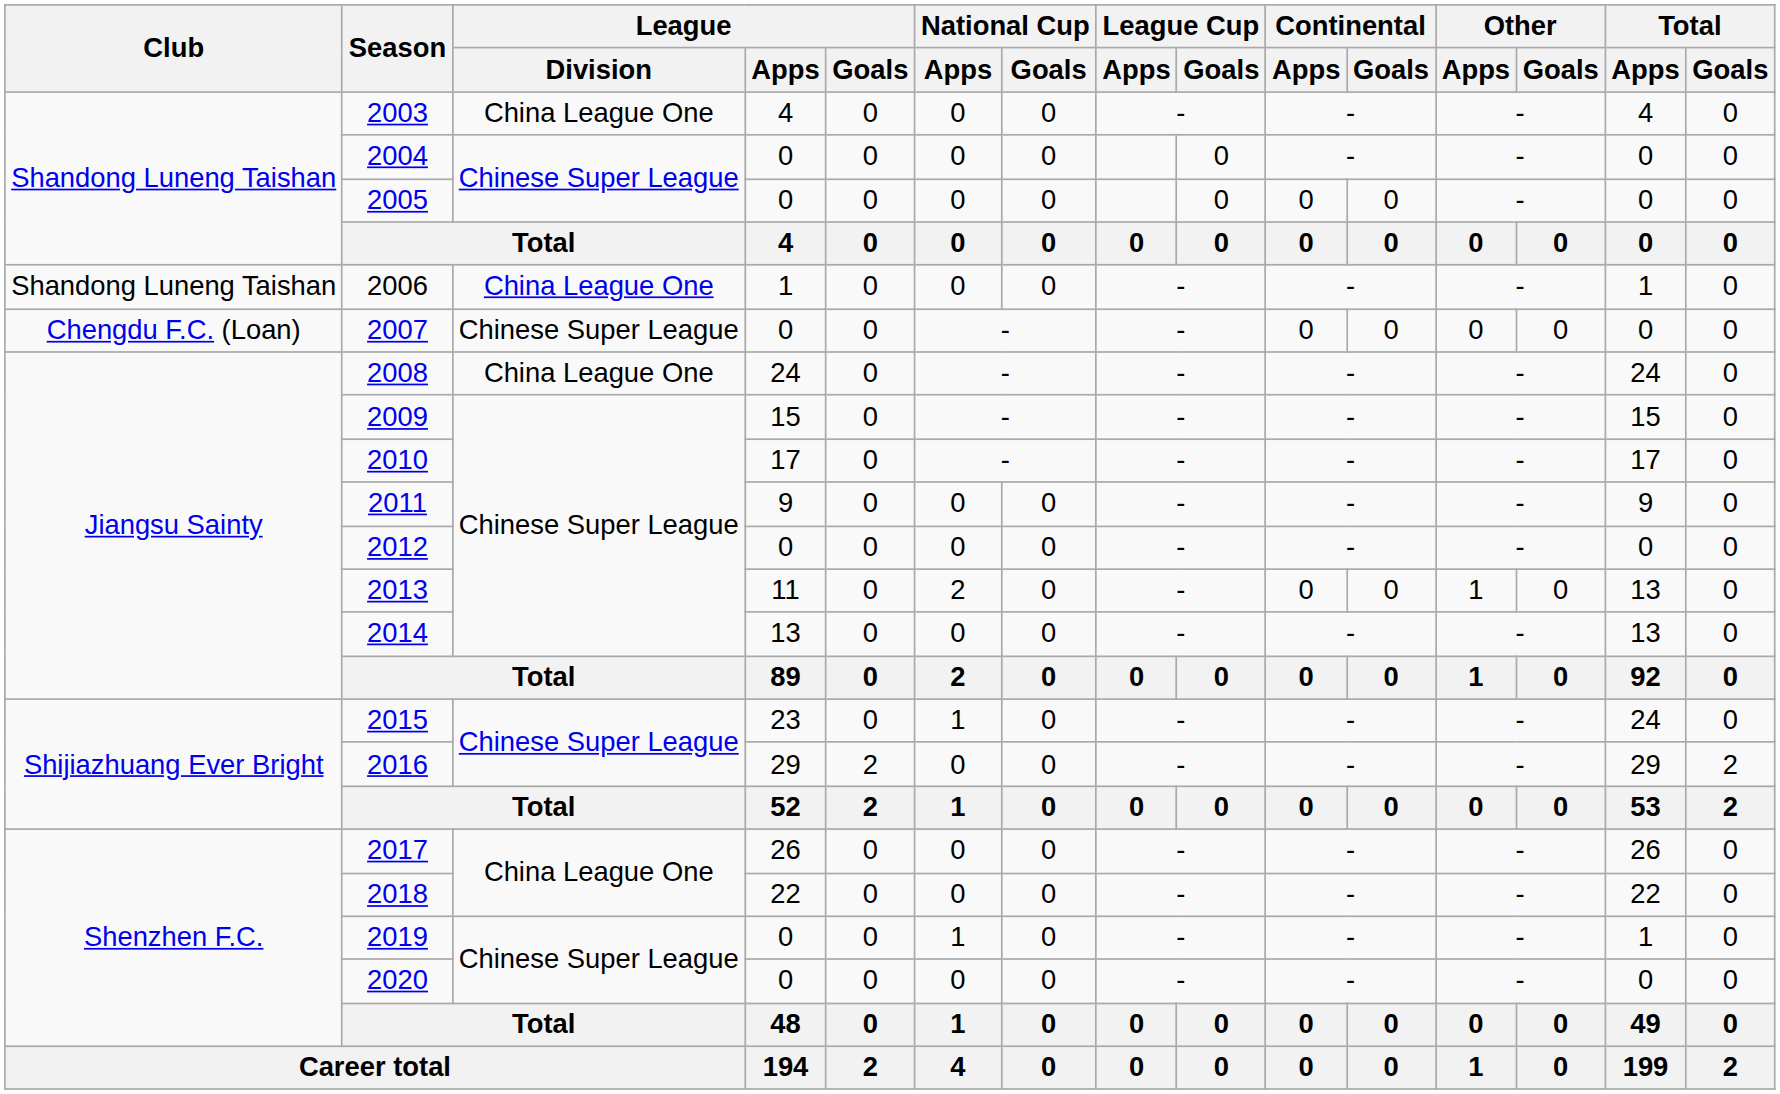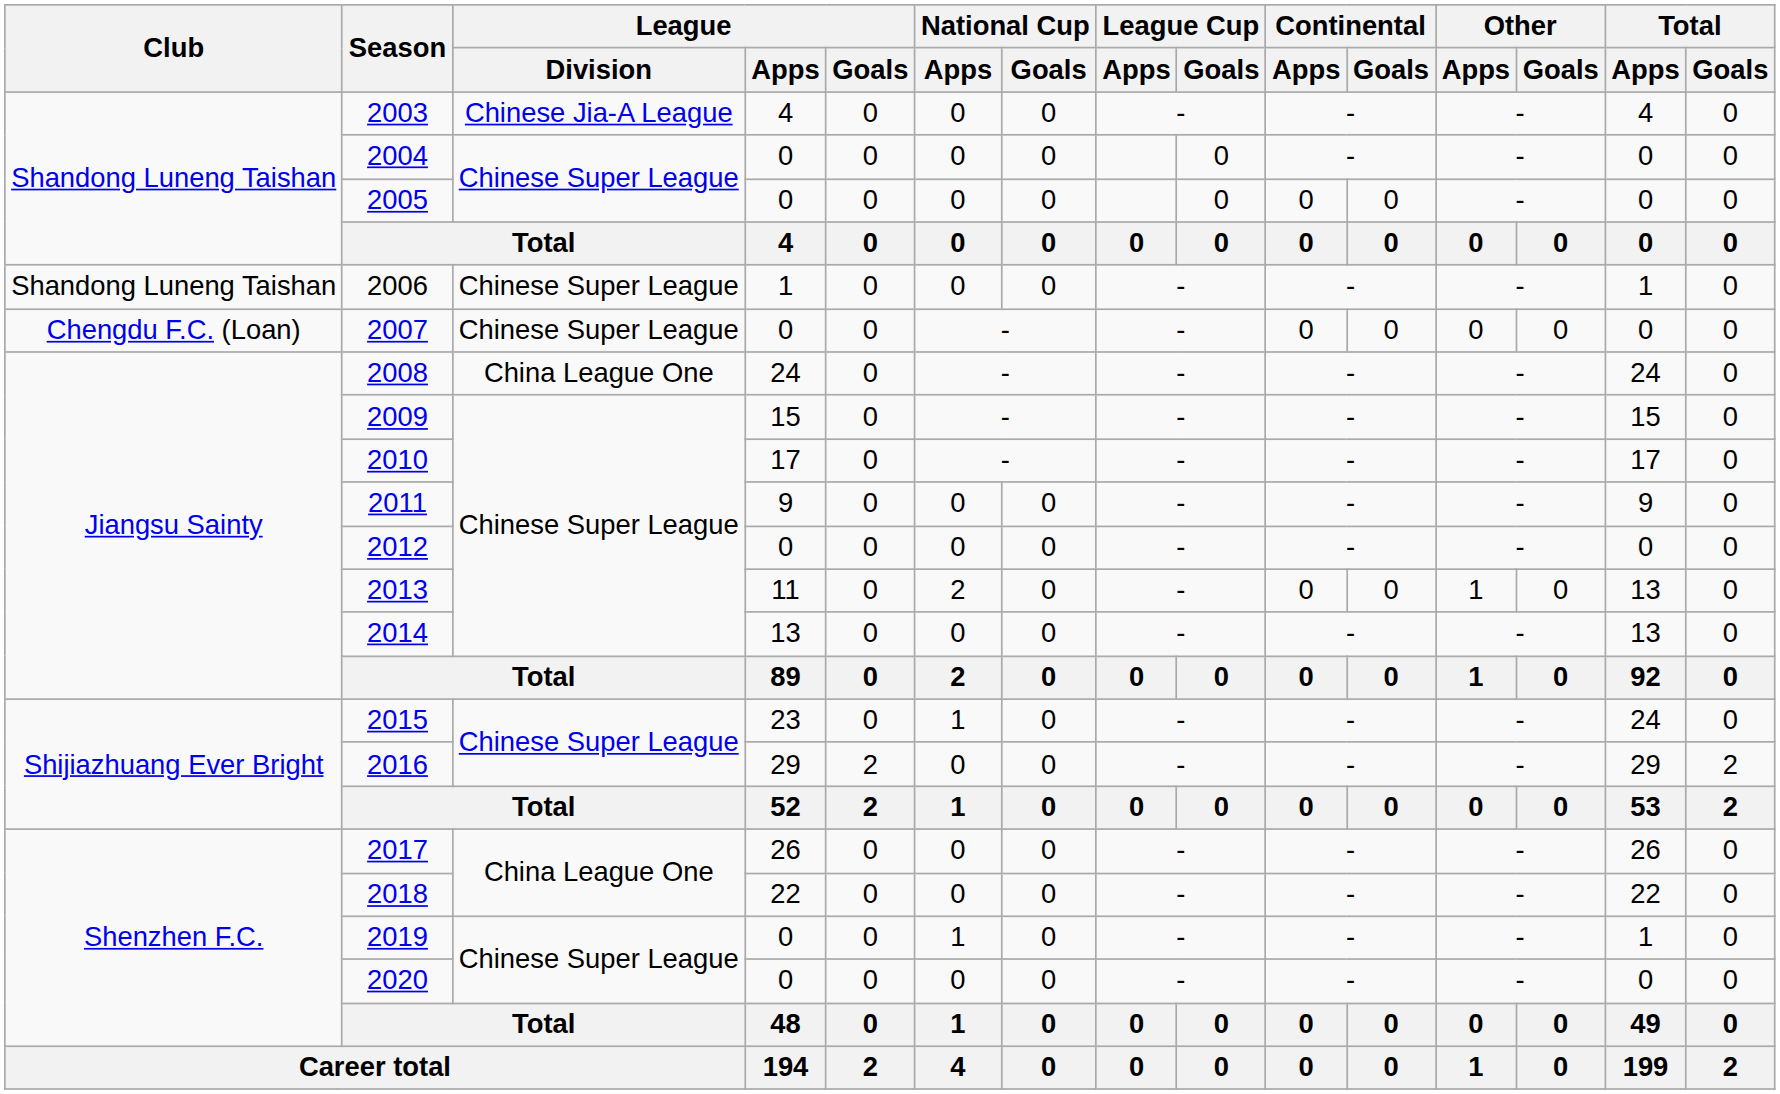(599, 112) China League One -> (599, 112) Chinese Jia-A League
(599, 286) China League One -> (599, 286) Chinese Super League
